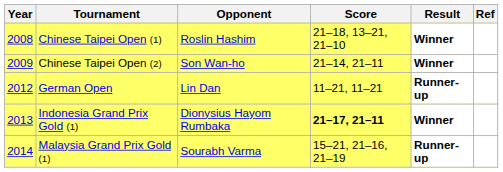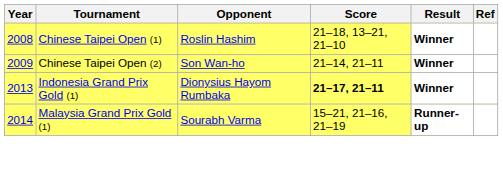- row: (75, 89)
